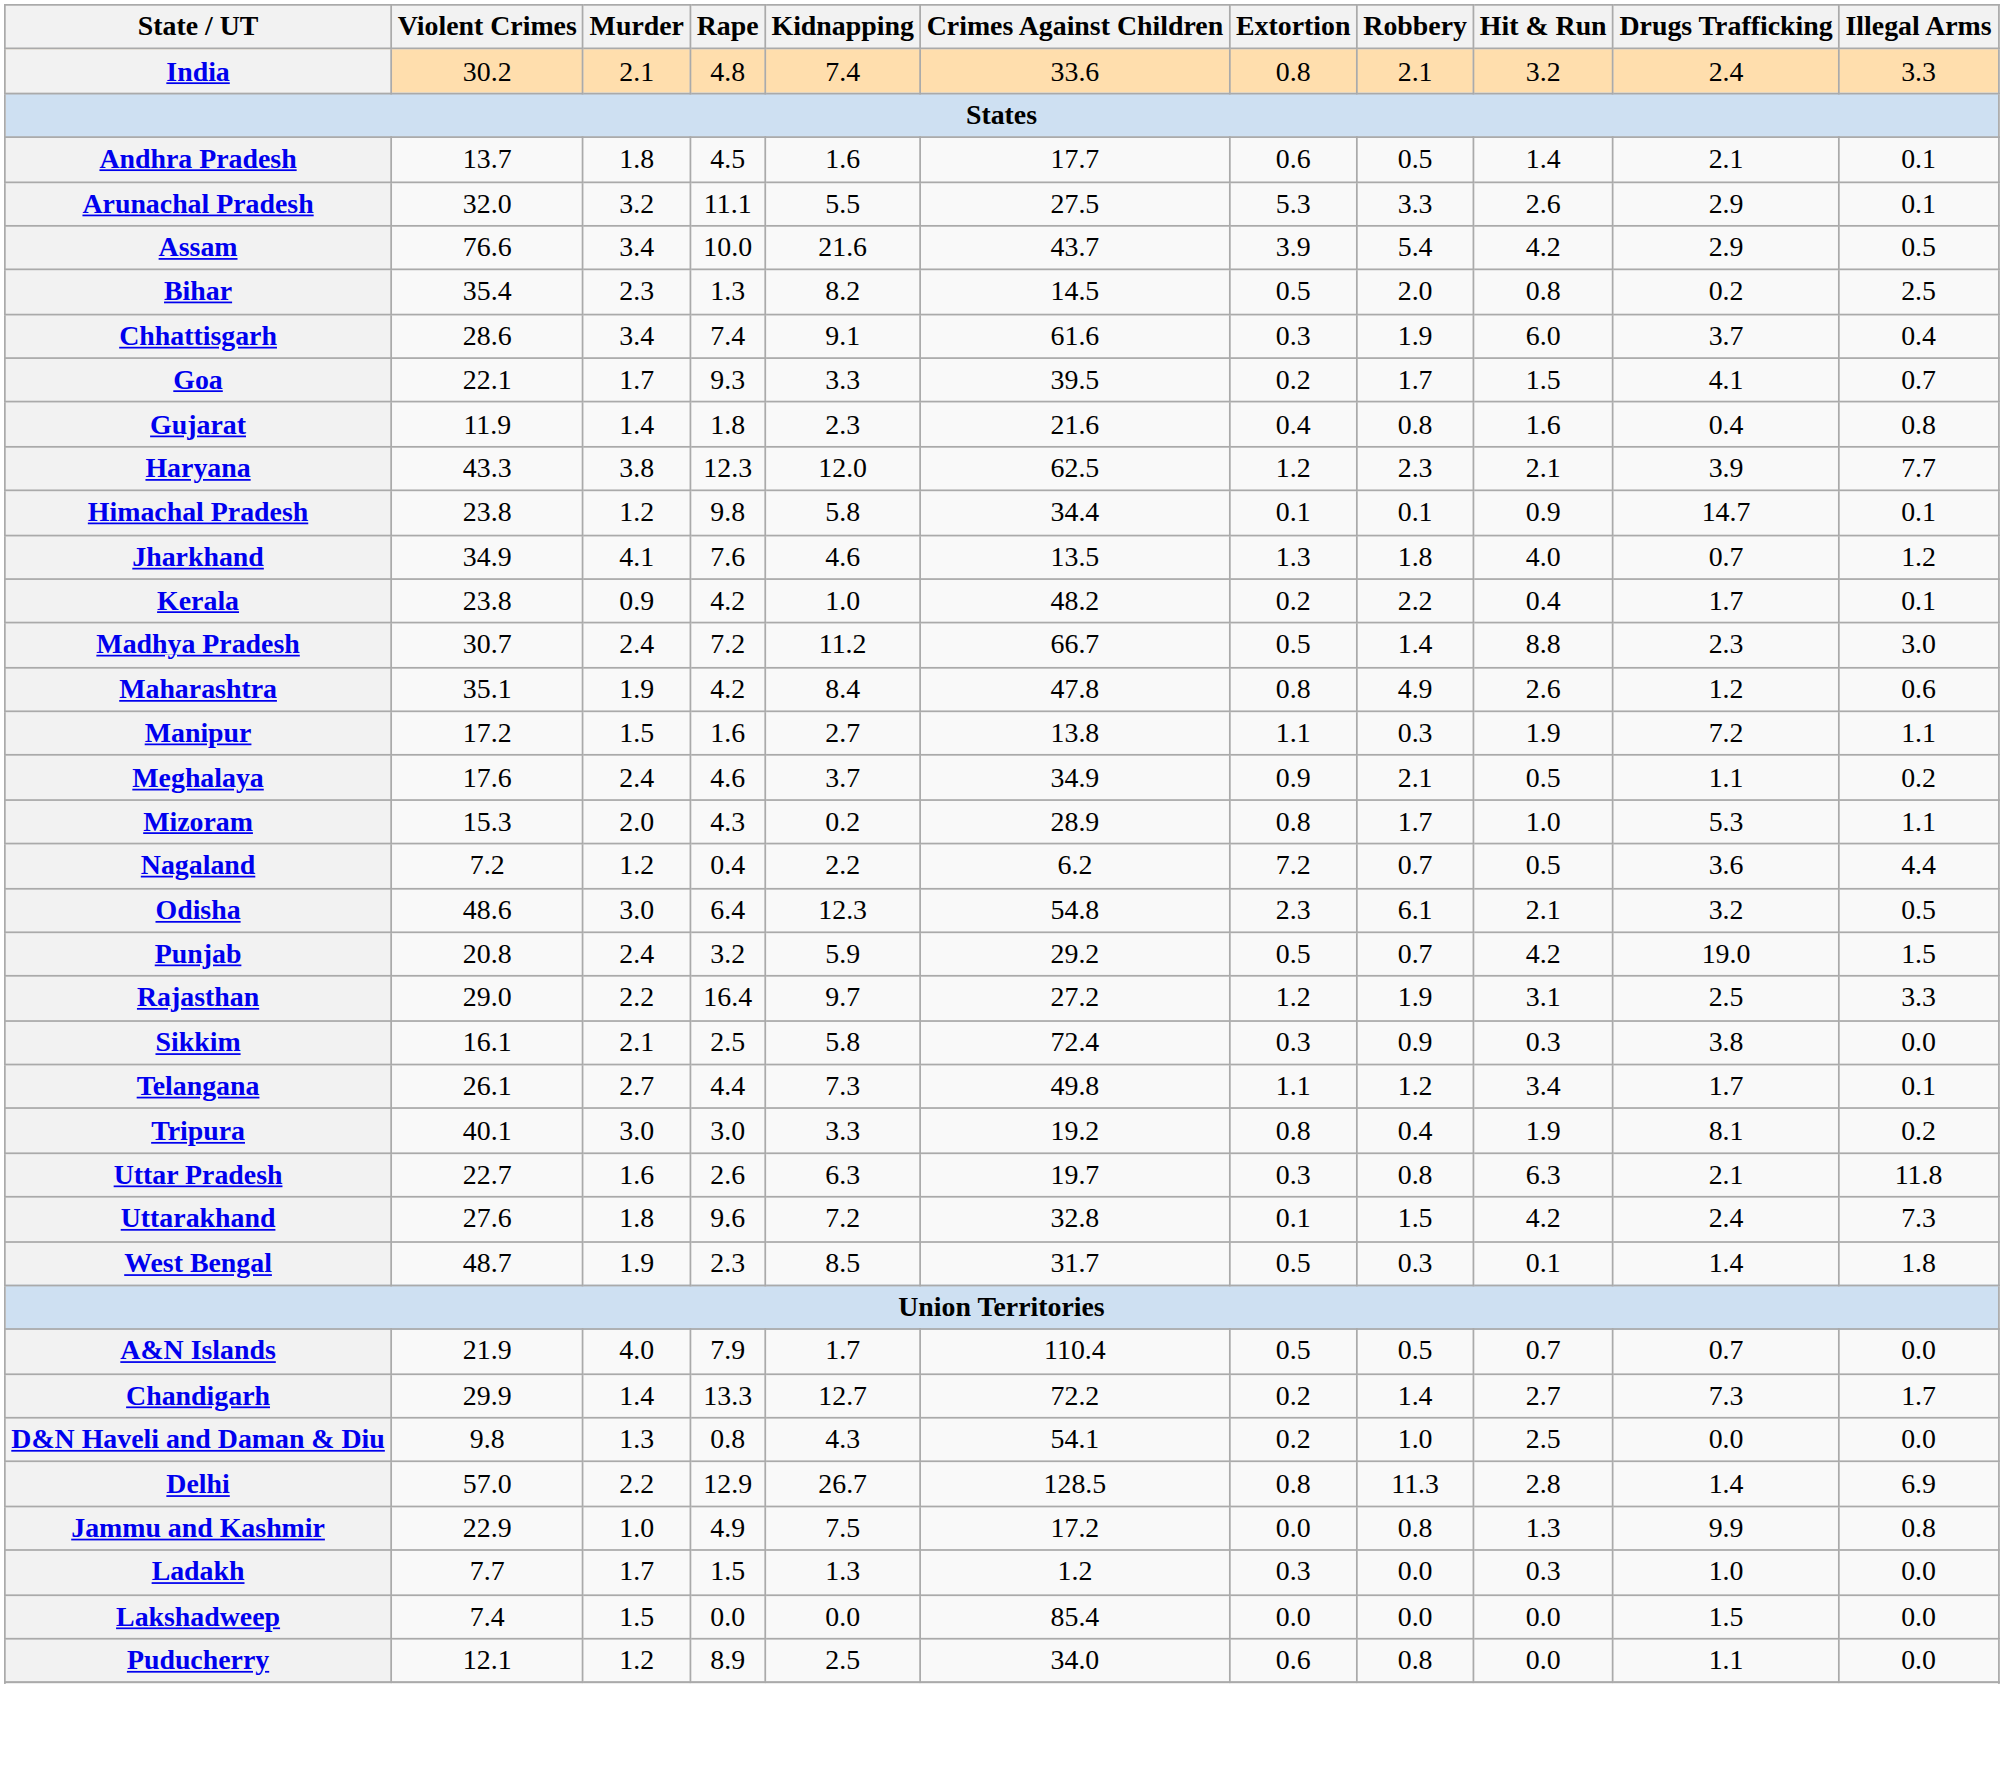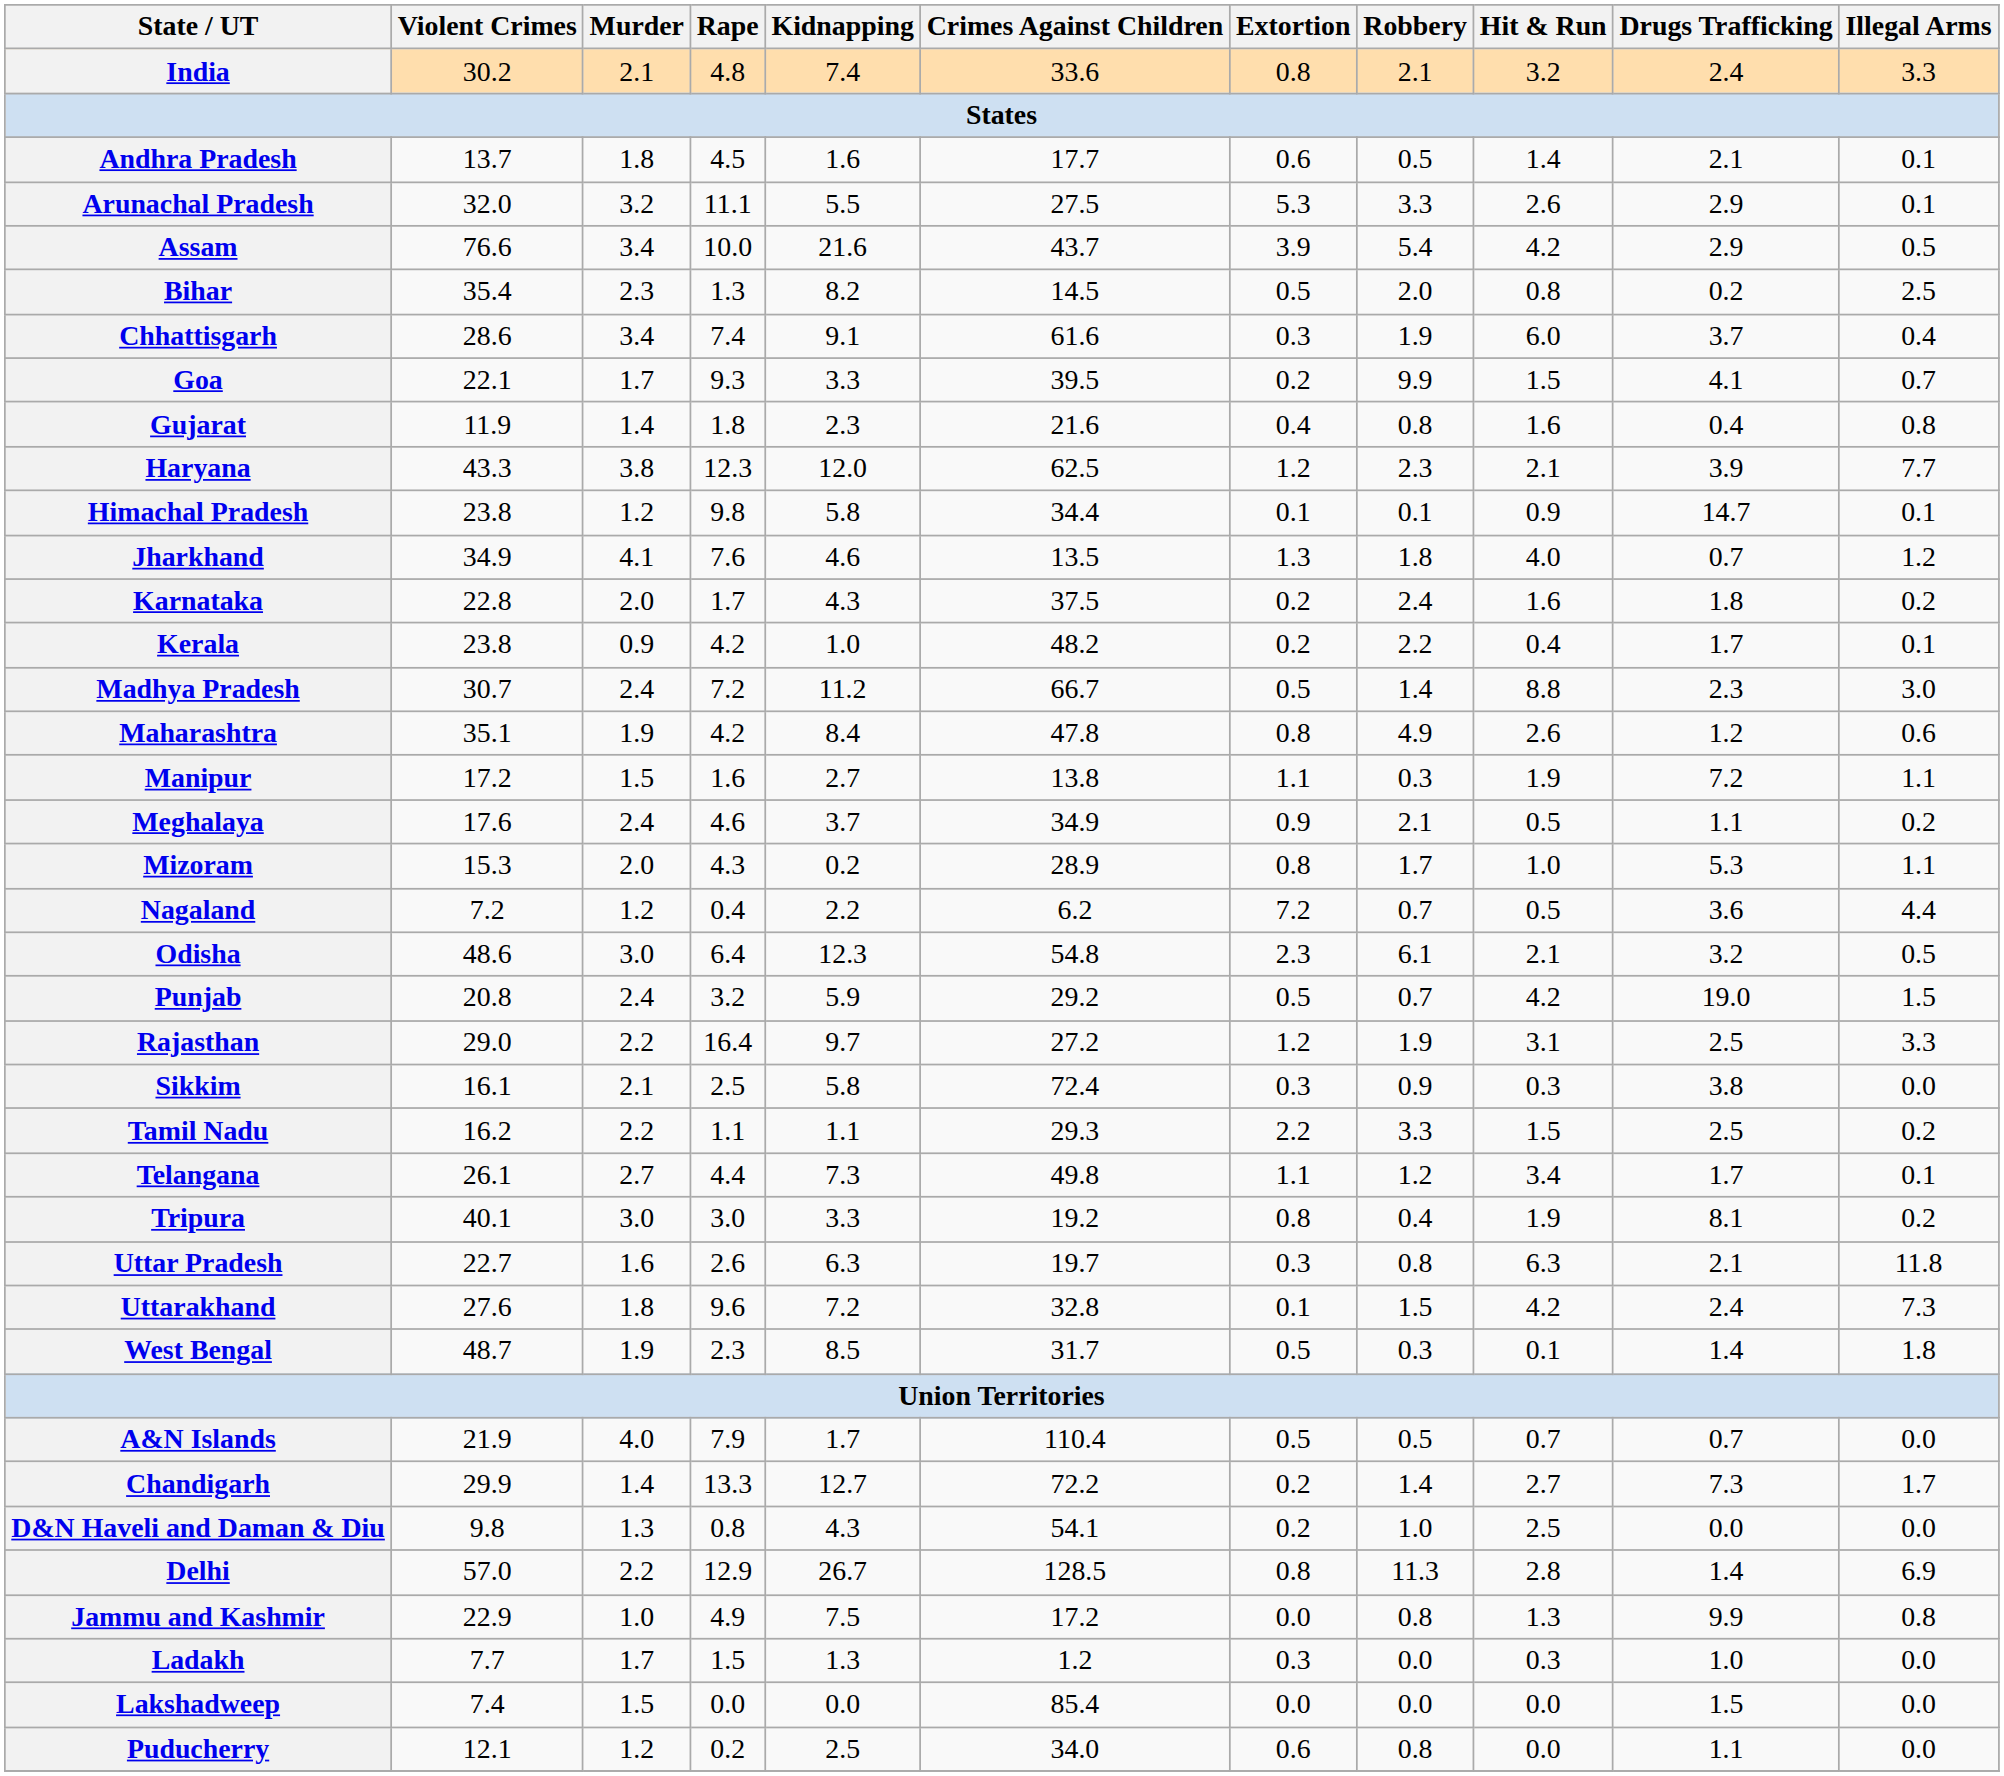(1415, 379) 1.7 -> (1415, 379) 9.9
+ row: (198, 600)
+ row: (198, 1130)
(728, 1660) 8.9 -> (728, 1748) 0.2
